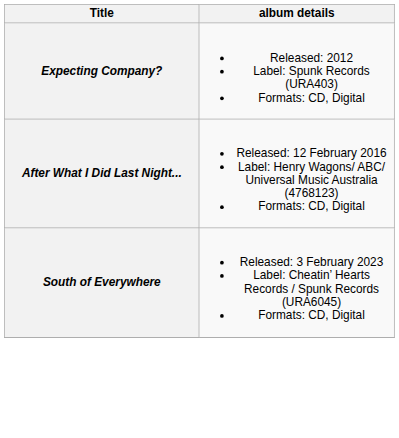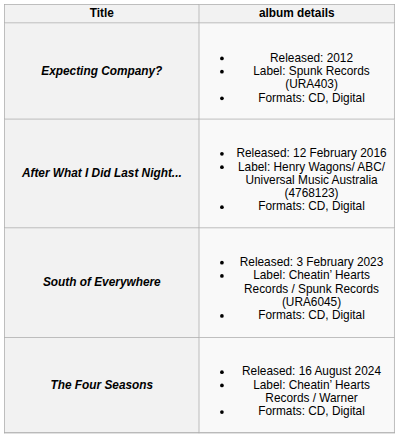+ row: (102, 384)
